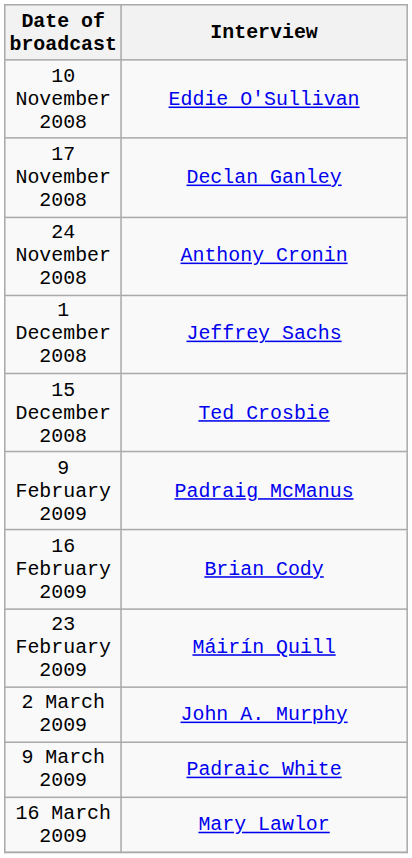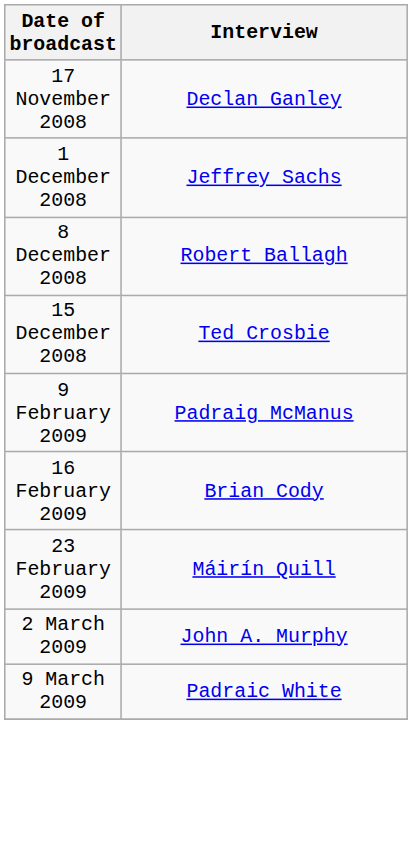- row: (63, 99)
- row: (63, 256)
+ row: (63, 256)
- row: (63, 825)
